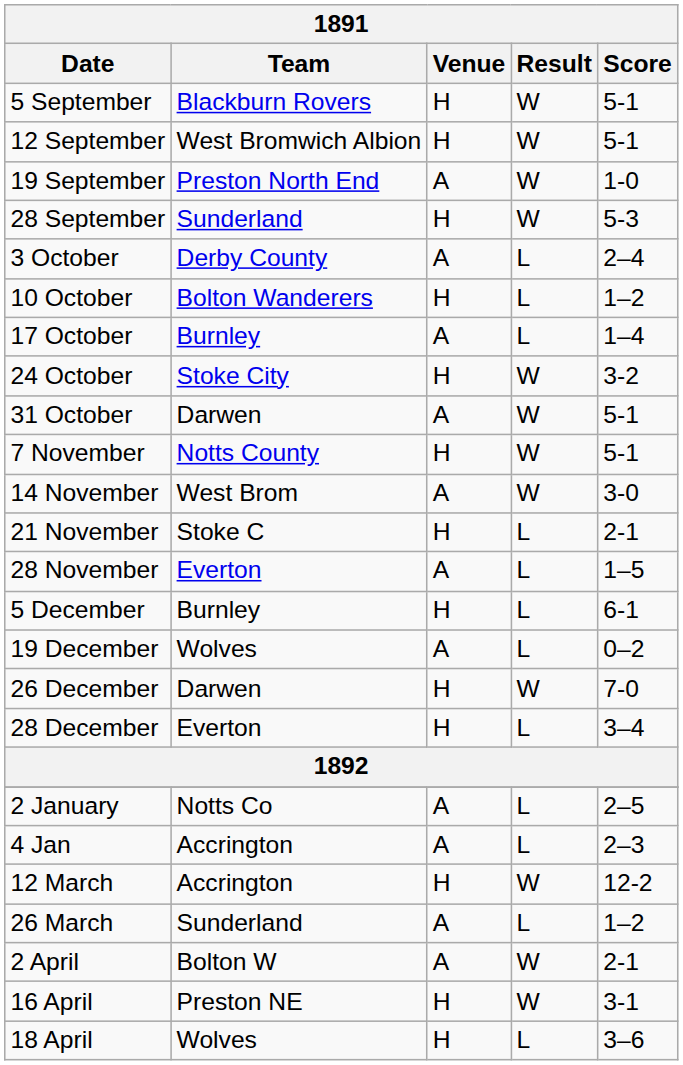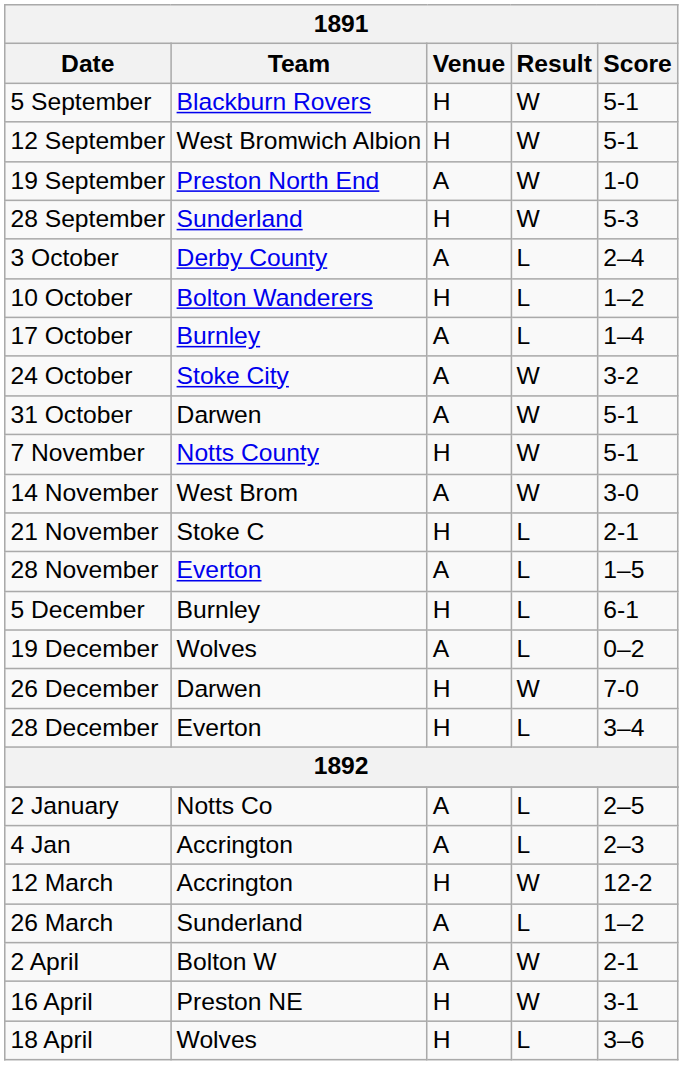(442, 375) H -> (441, 375) A
